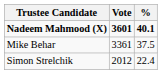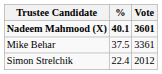columns swapped: (122, 12) <-> (146, 12)
